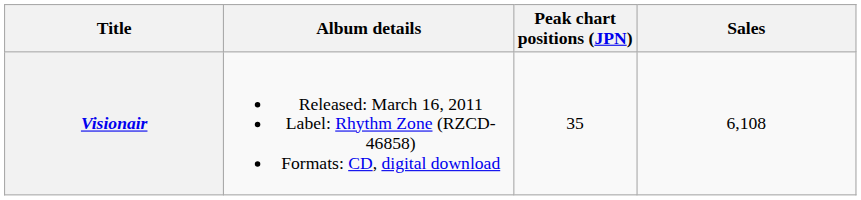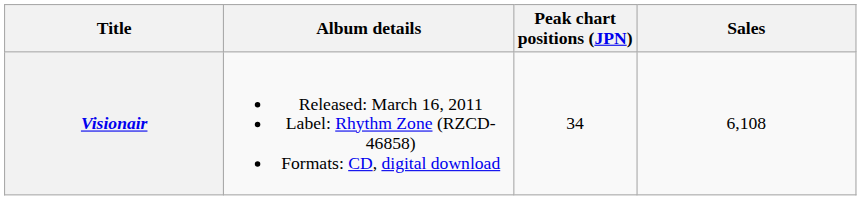(575, 123) 35 -> (575, 123) 34
